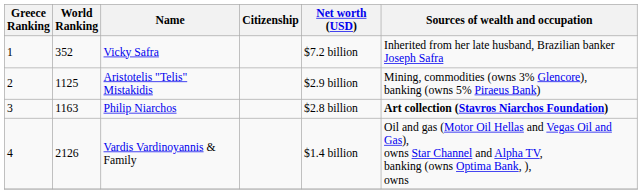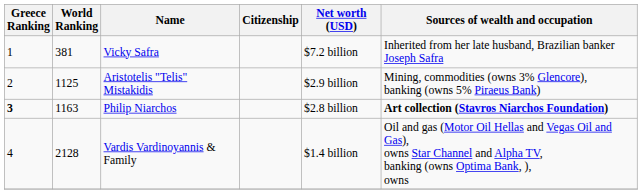(64, 51) 352 -> (64, 51) 381
(10, 108) normal -> (10, 108) bold
(67, 153) 2126 -> (67, 153) 2128
